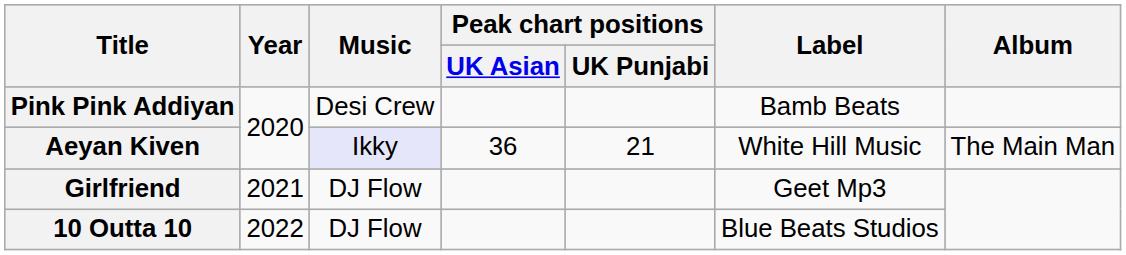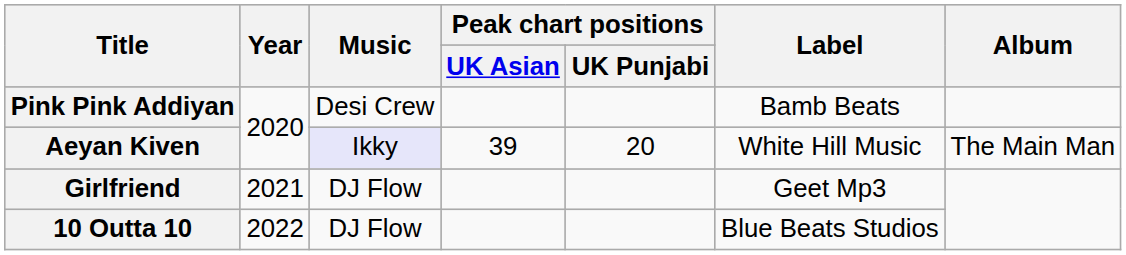(503, 147) 36 -> (503, 147) 39
(640, 147) 21 -> (640, 147) 20
